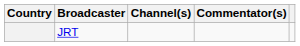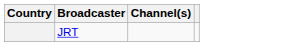- column: (242, 13)
